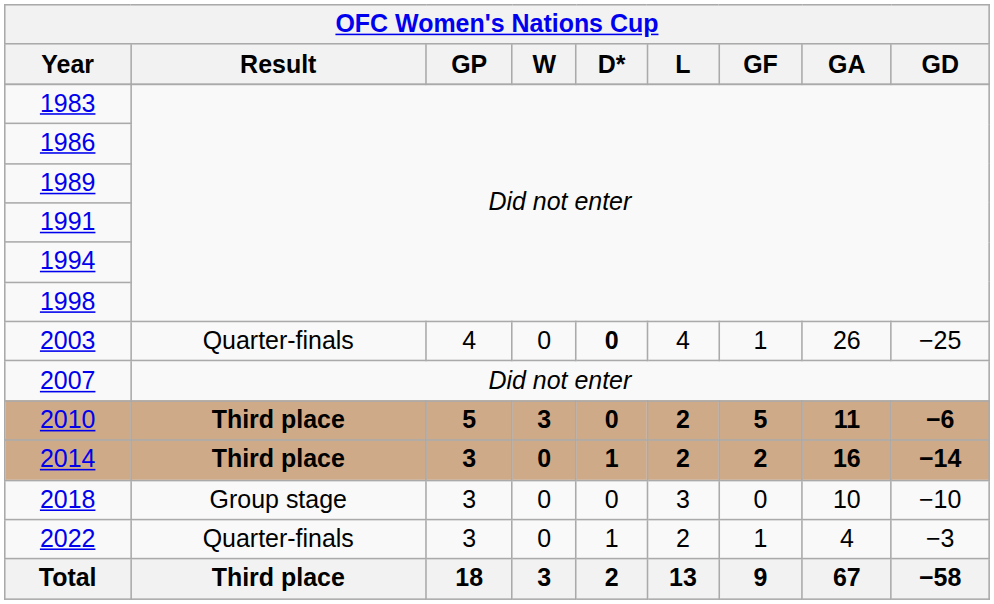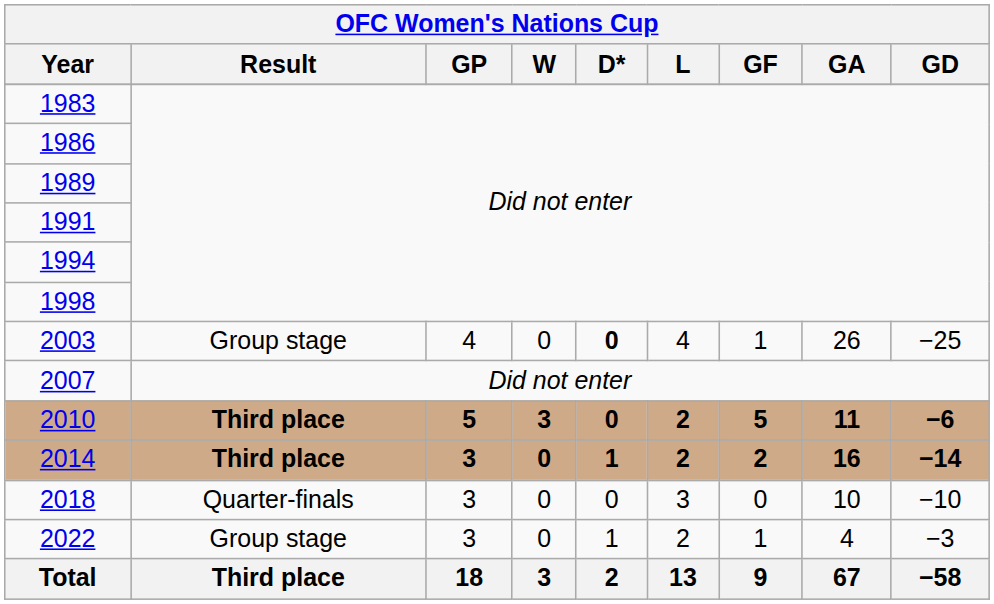(278, 340) Quarter-finals -> (278, 340) Group stage
(278, 499) Group stage -> (278, 499) Quarter-finals
(278, 538) Quarter-finals -> (278, 538) Group stage
